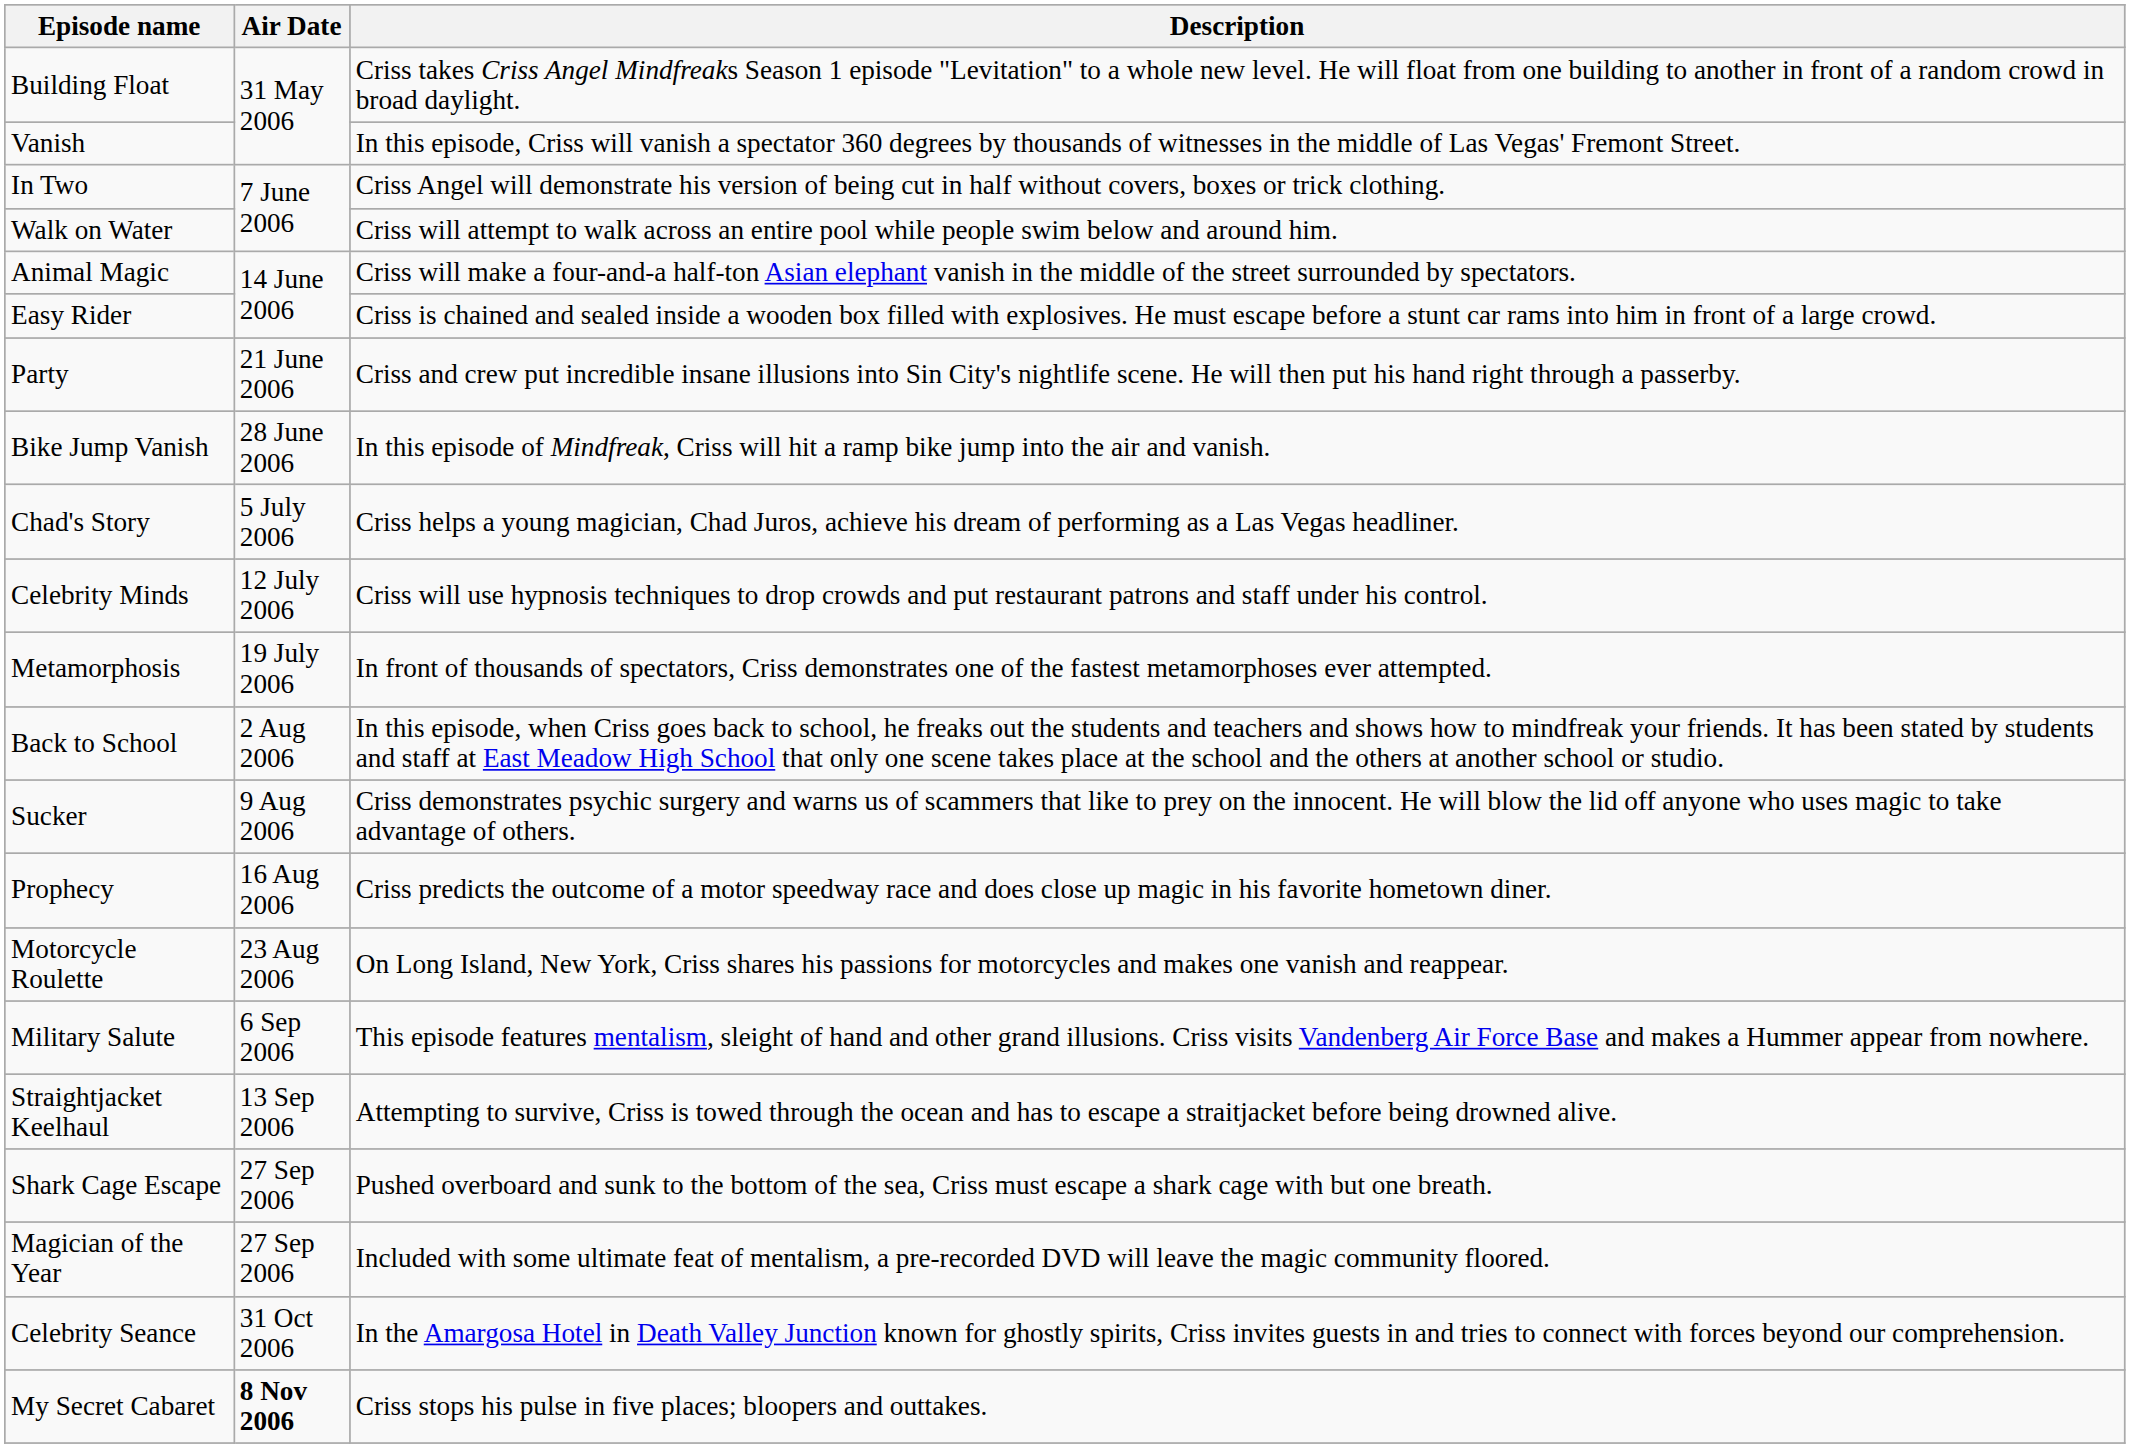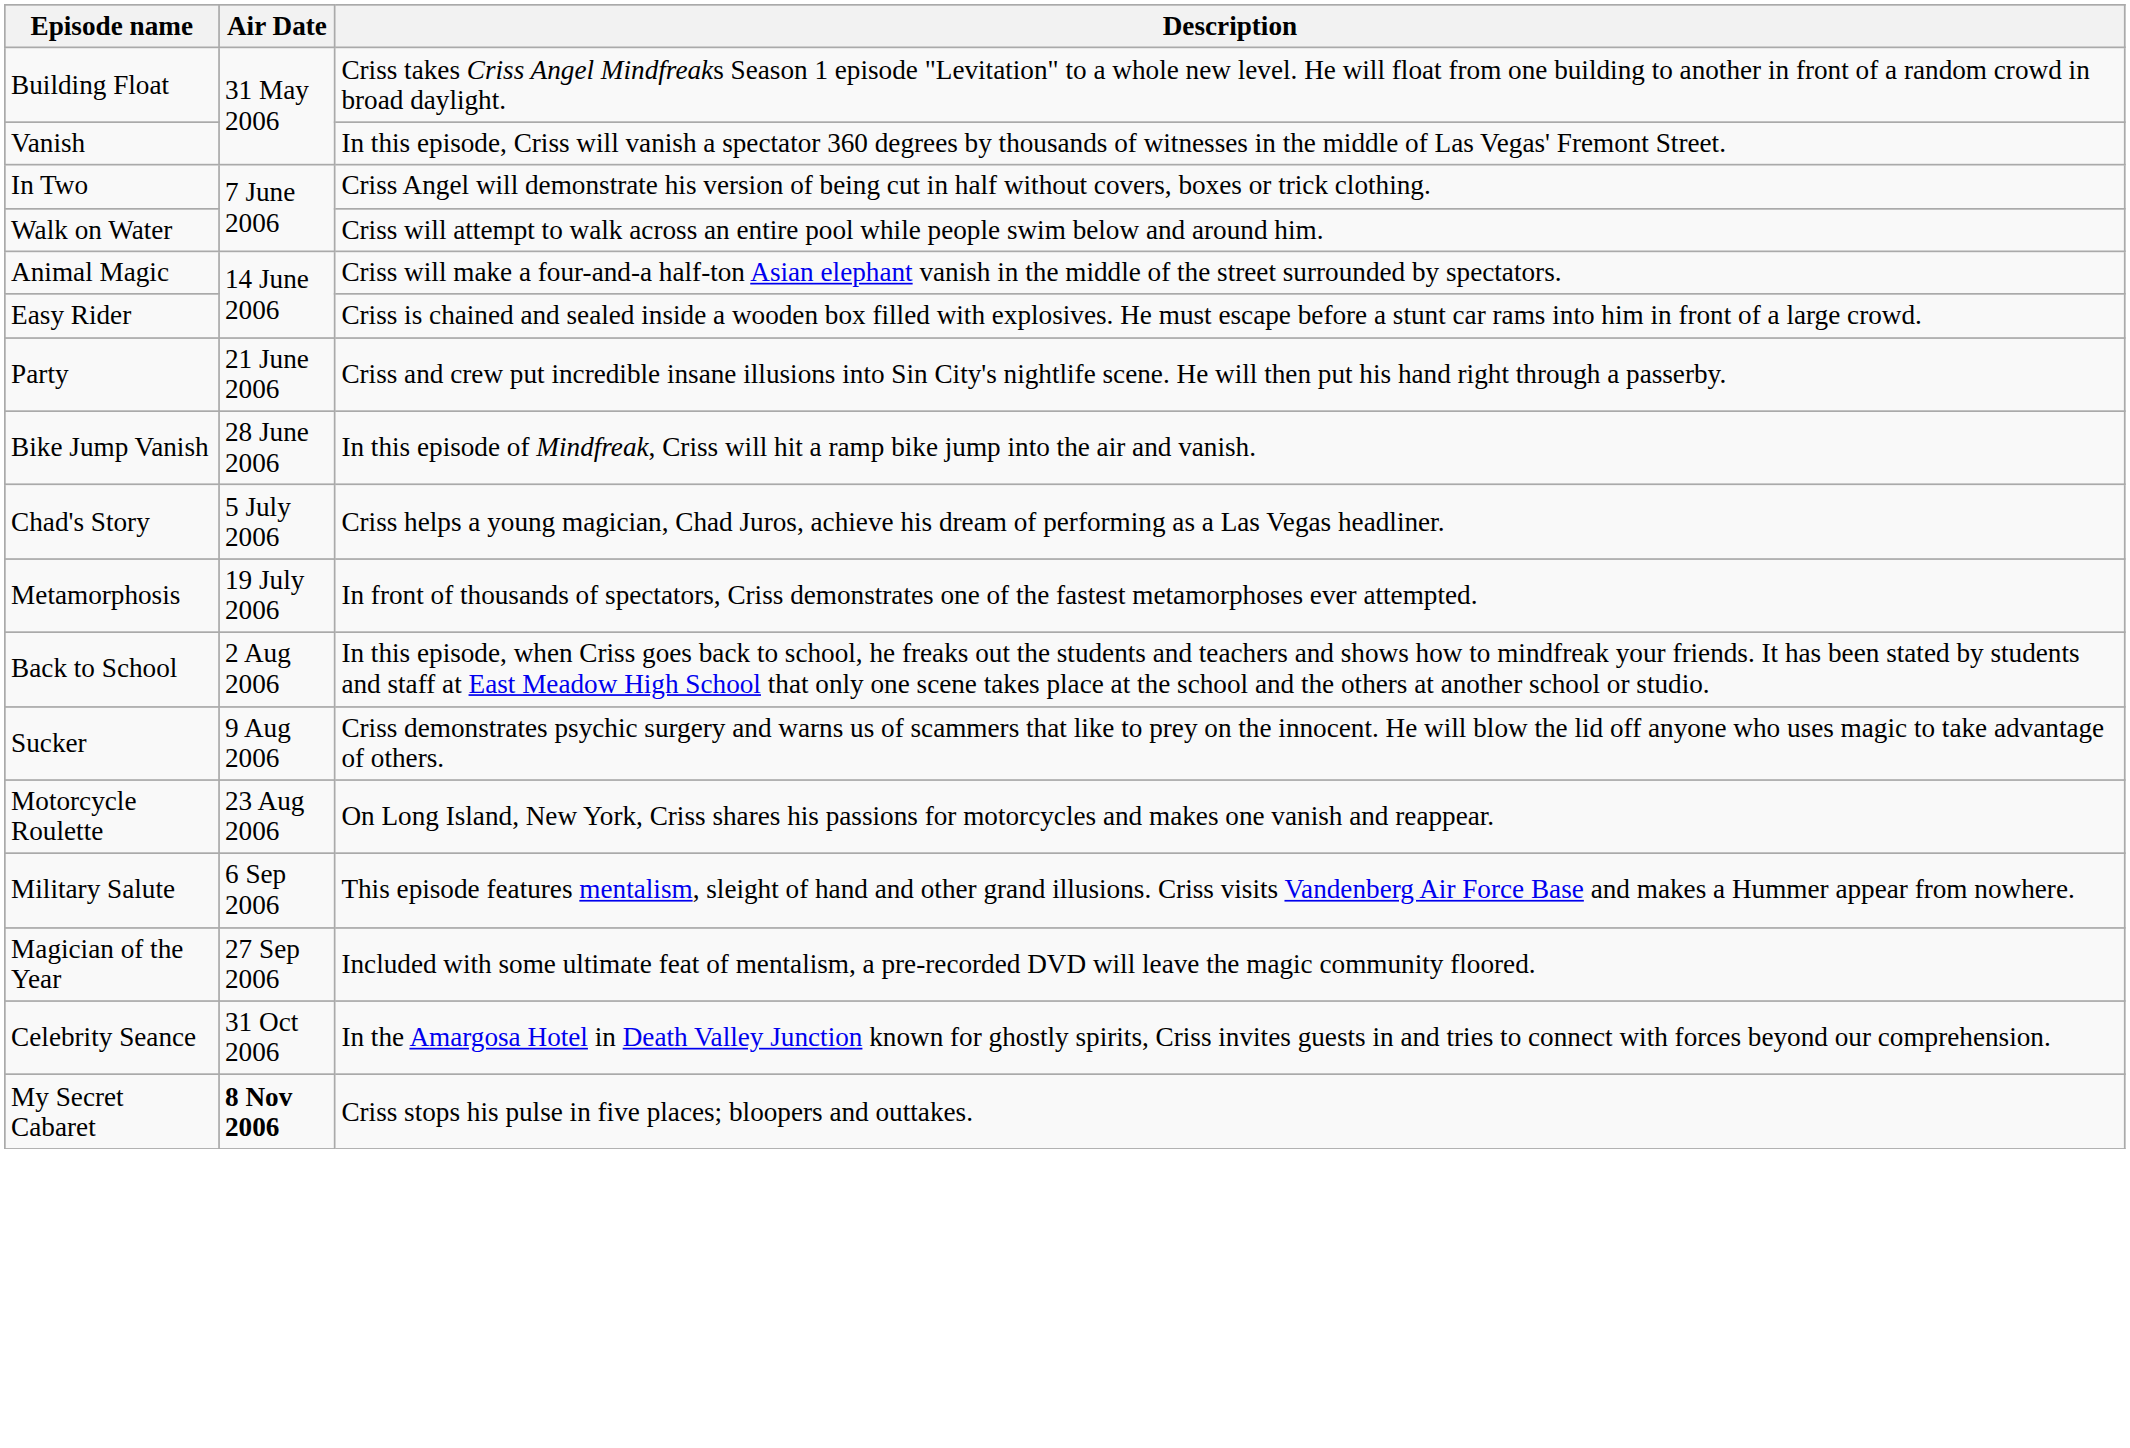- row: (100, 595)
- row: (62, 890)
- row: (87, 1111)
- row: (116, 1185)
